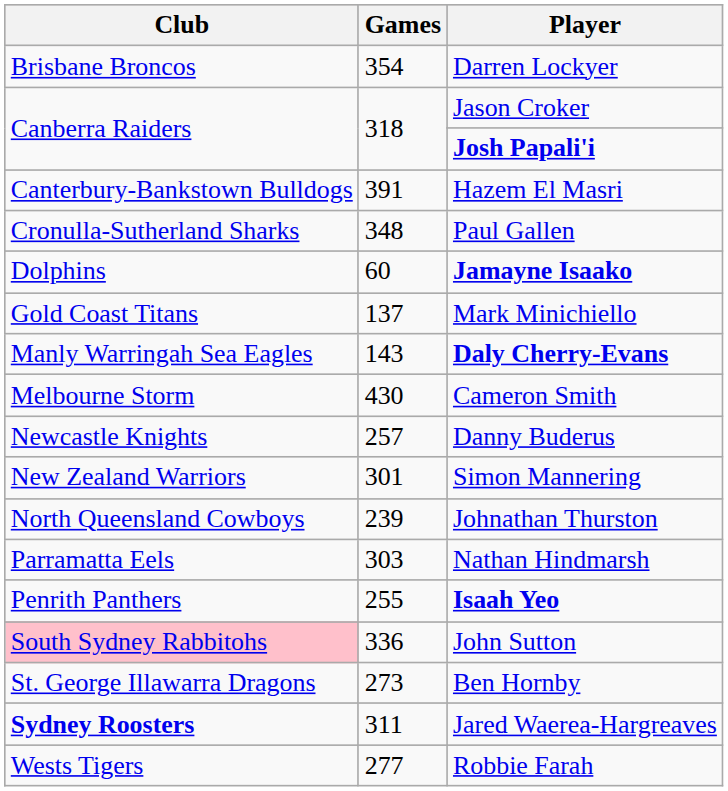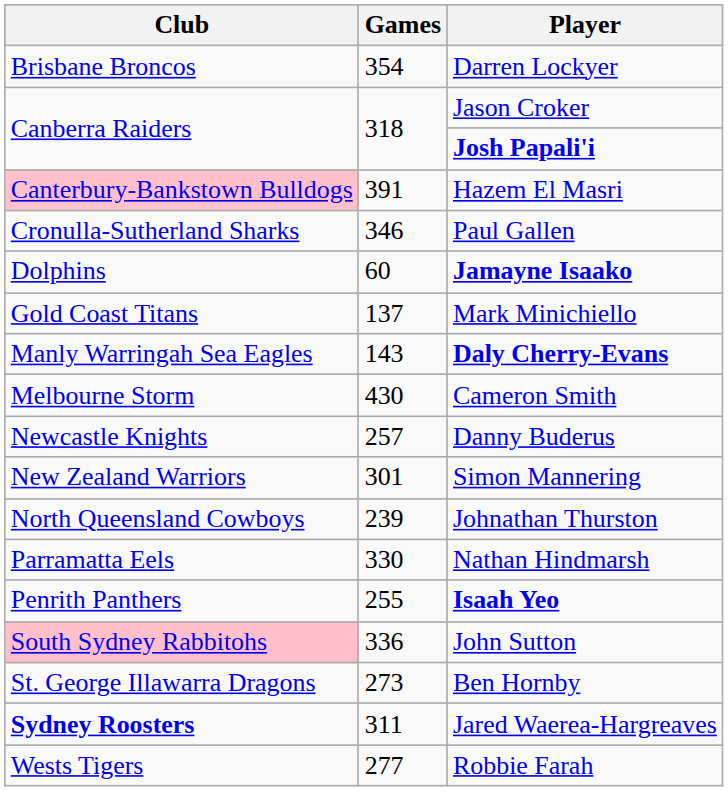(182, 189) no background -> (182, 189) pink background
(384, 230) 348 -> (384, 230) 346
(384, 559) 303 -> (384, 559) 330
